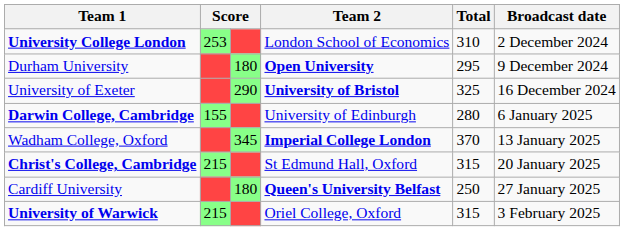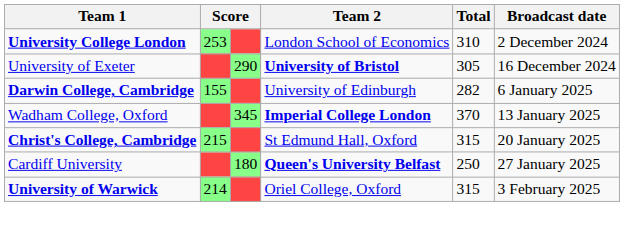- row: (68, 66)
(468, 90) 325 -> (468, 66) 305
(468, 115) 280 -> (468, 90) 282
(215, 213) 215 -> (215, 189) 214
